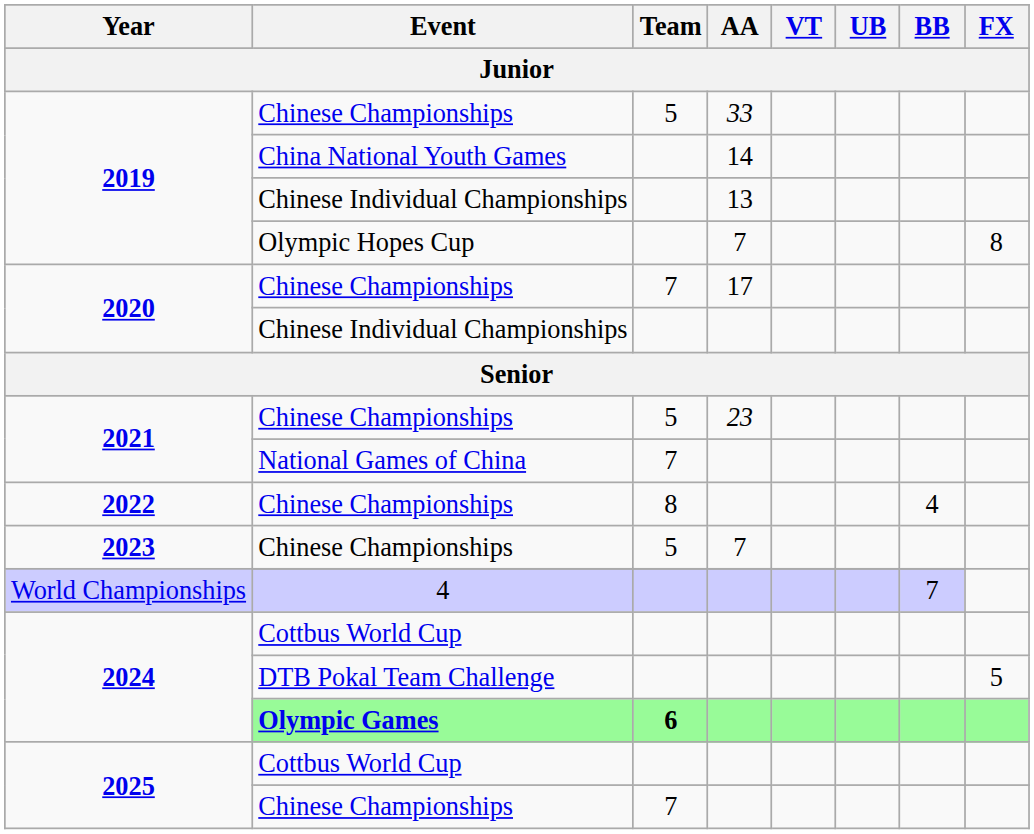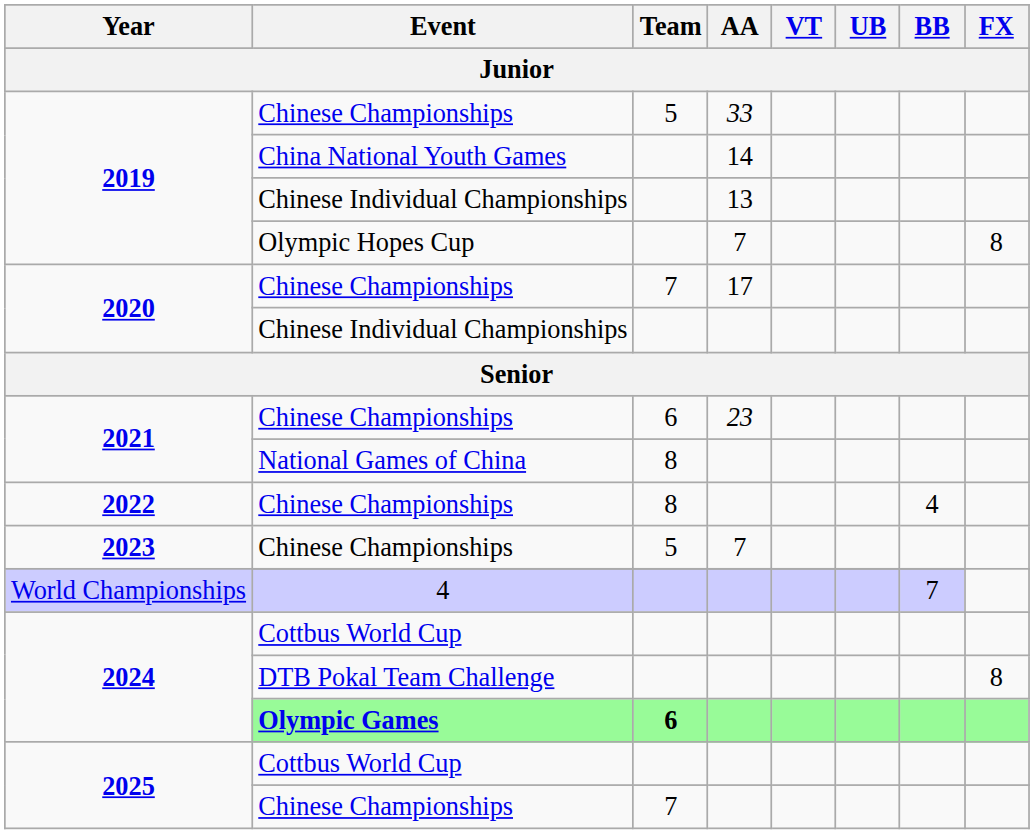(671, 416) 5 -> (671, 416) 6
(671, 459) 7 -> (671, 459) 8
(996, 676) 5 -> (996, 676) 8
